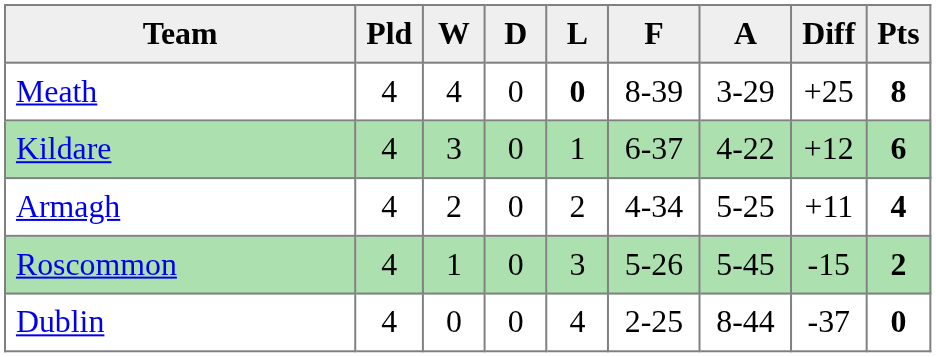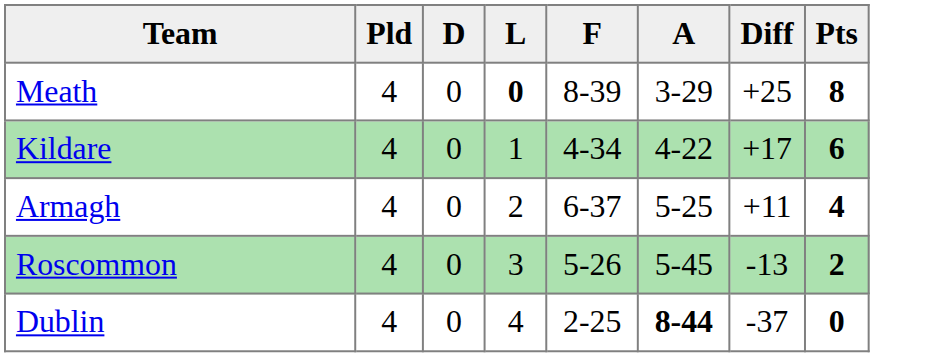- column: (454, 33)
(654, 148) 6-37 -> (592, 148) 4-34
(829, 148) +12 -> (767, 148) +17
(654, 206) 4-34 -> (592, 206) 6-37
(829, 264) -15 -> (767, 264) -13
(746, 321) normal -> (684, 321) bold
